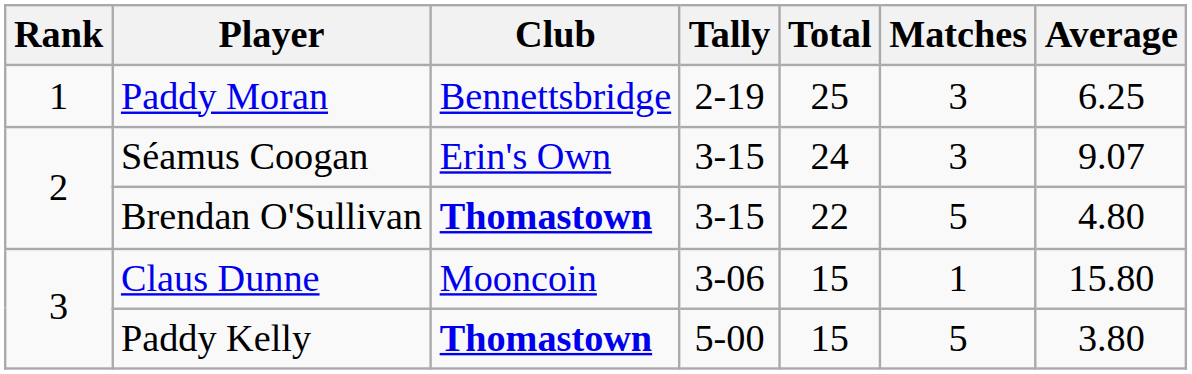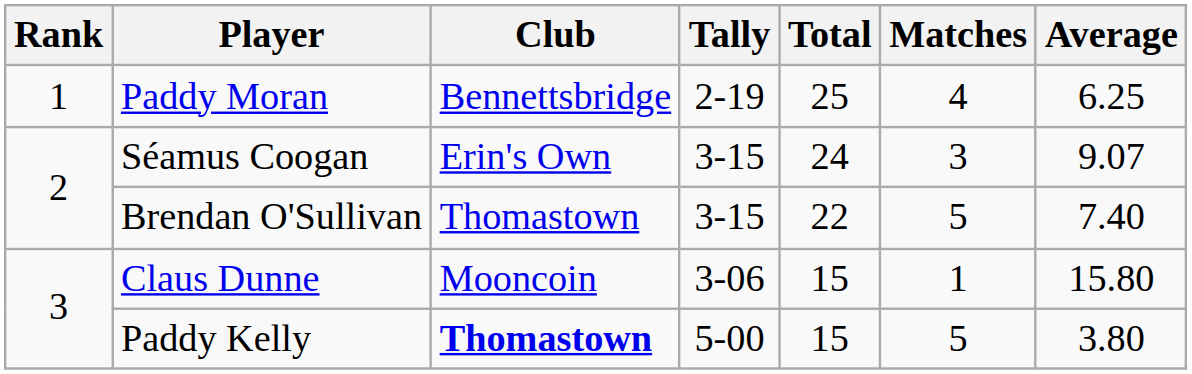(958, 95) 3 -> (958, 95) 4
(546, 216) bold -> (539, 216) normal
(1111, 216) 4.80 -> (1111, 216) 7.40
